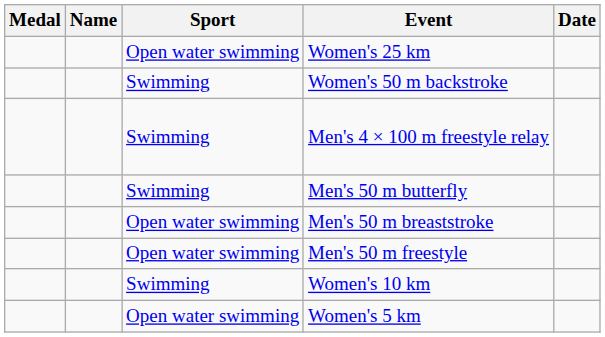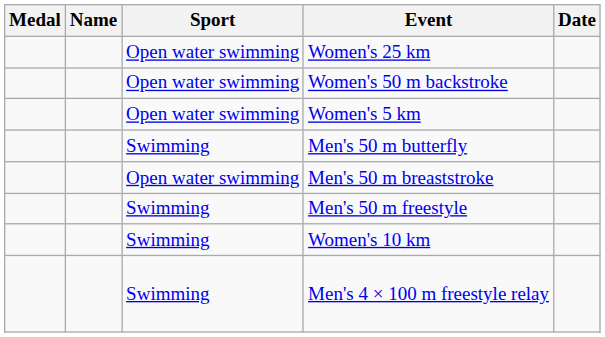(168, 83) Swimming -> (213, 83) Open water swimming
rows swapped: (429, 137) <-> (364, 316)
(213, 253) Open water swimming -> (168, 208) Swimming
